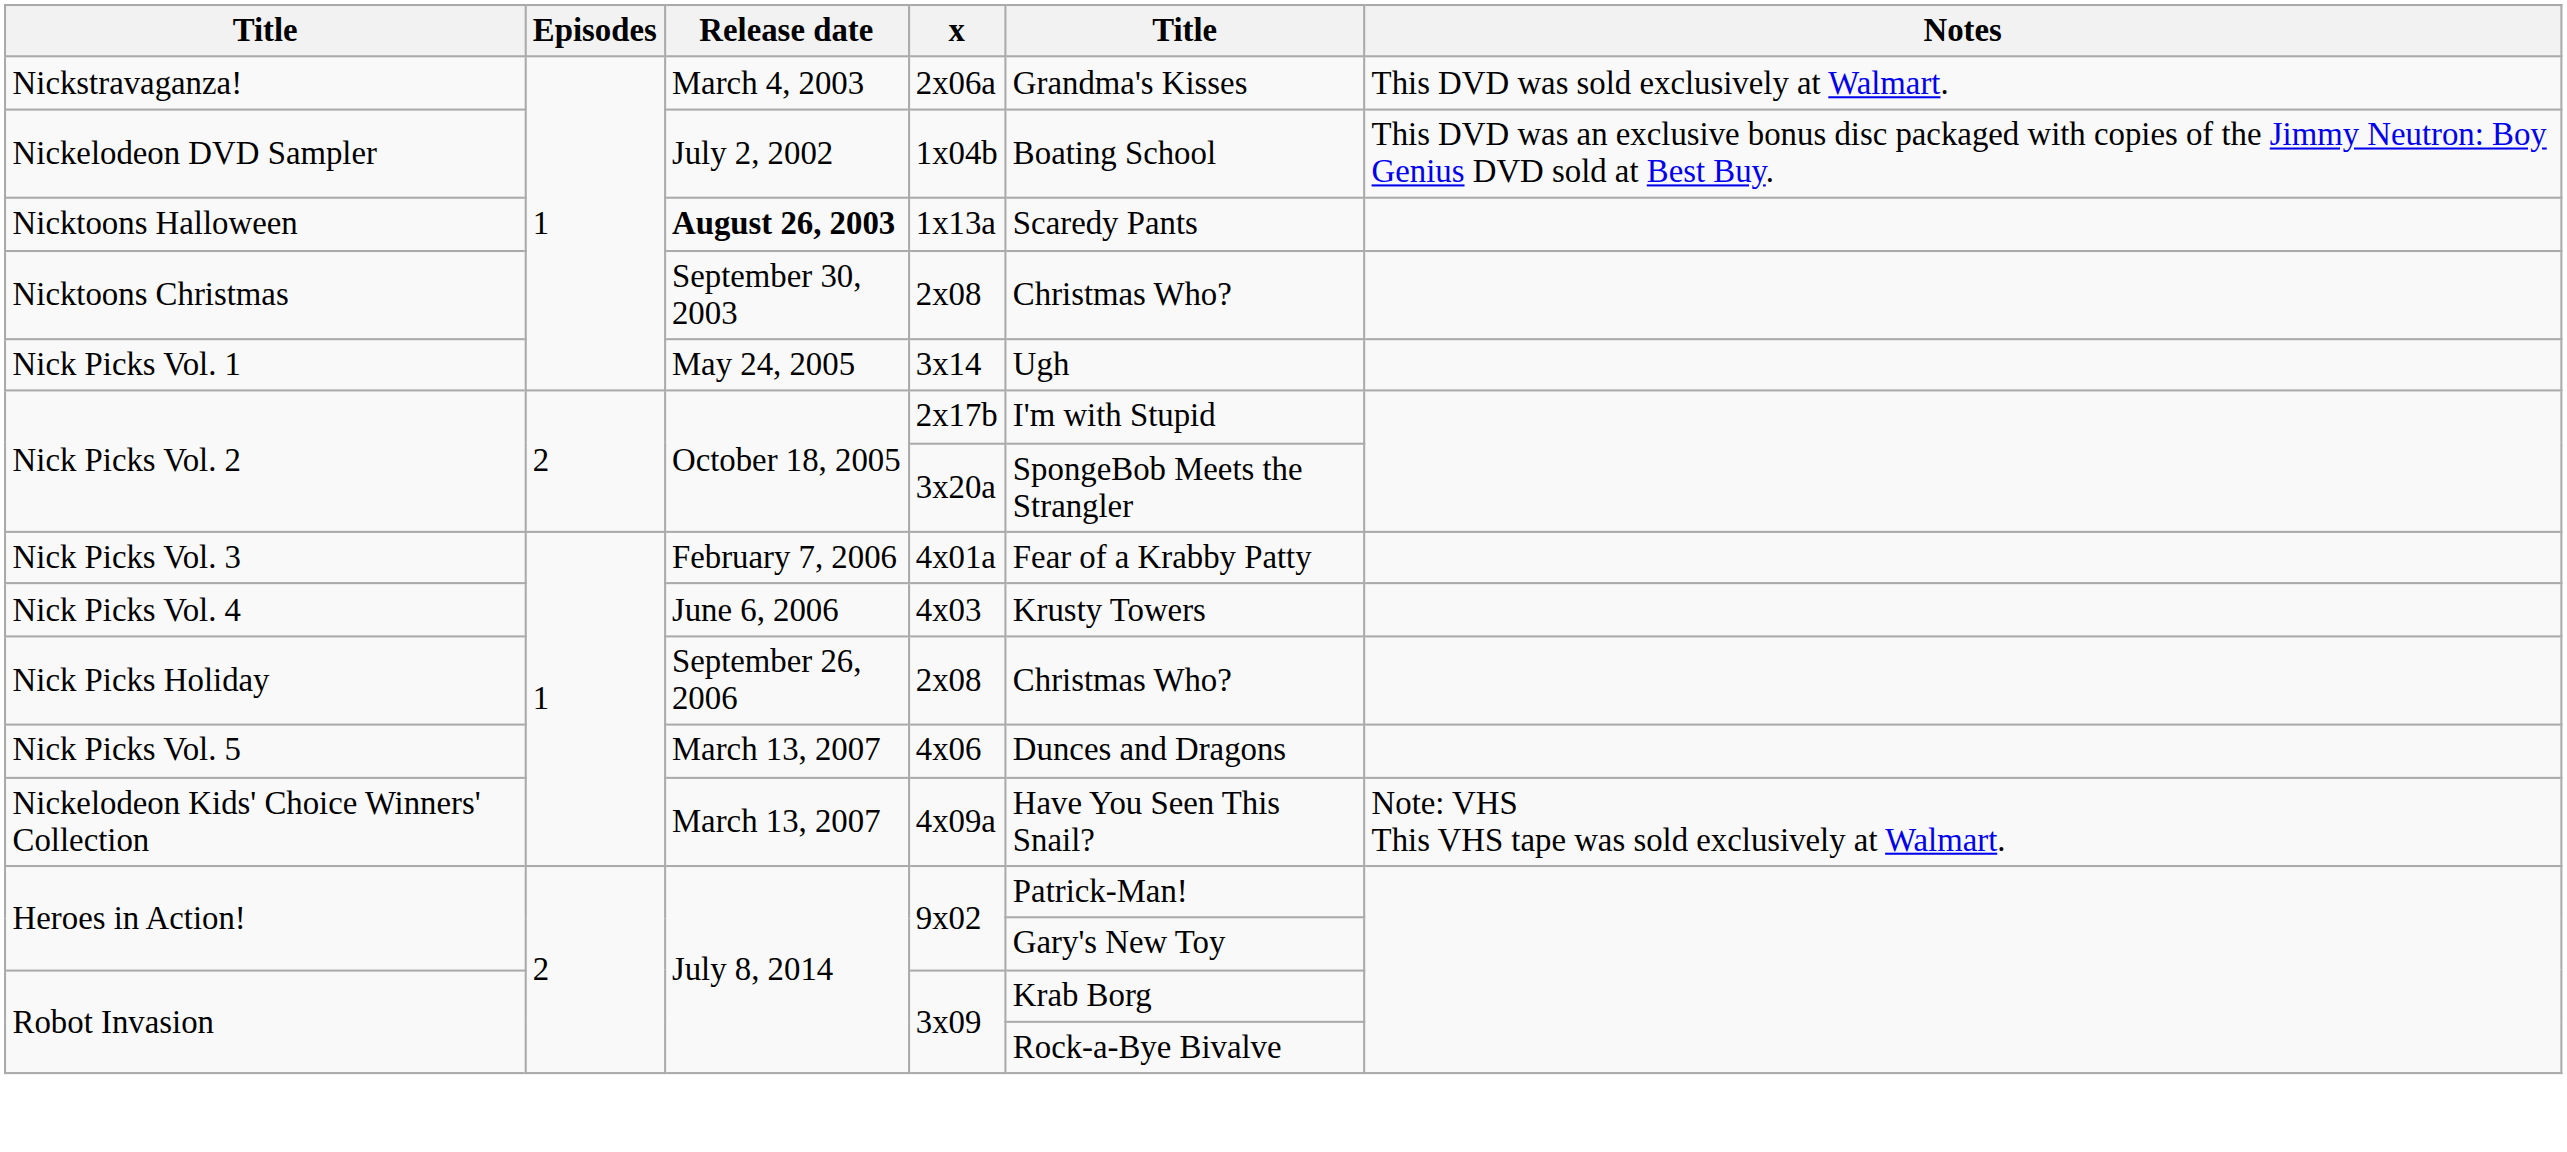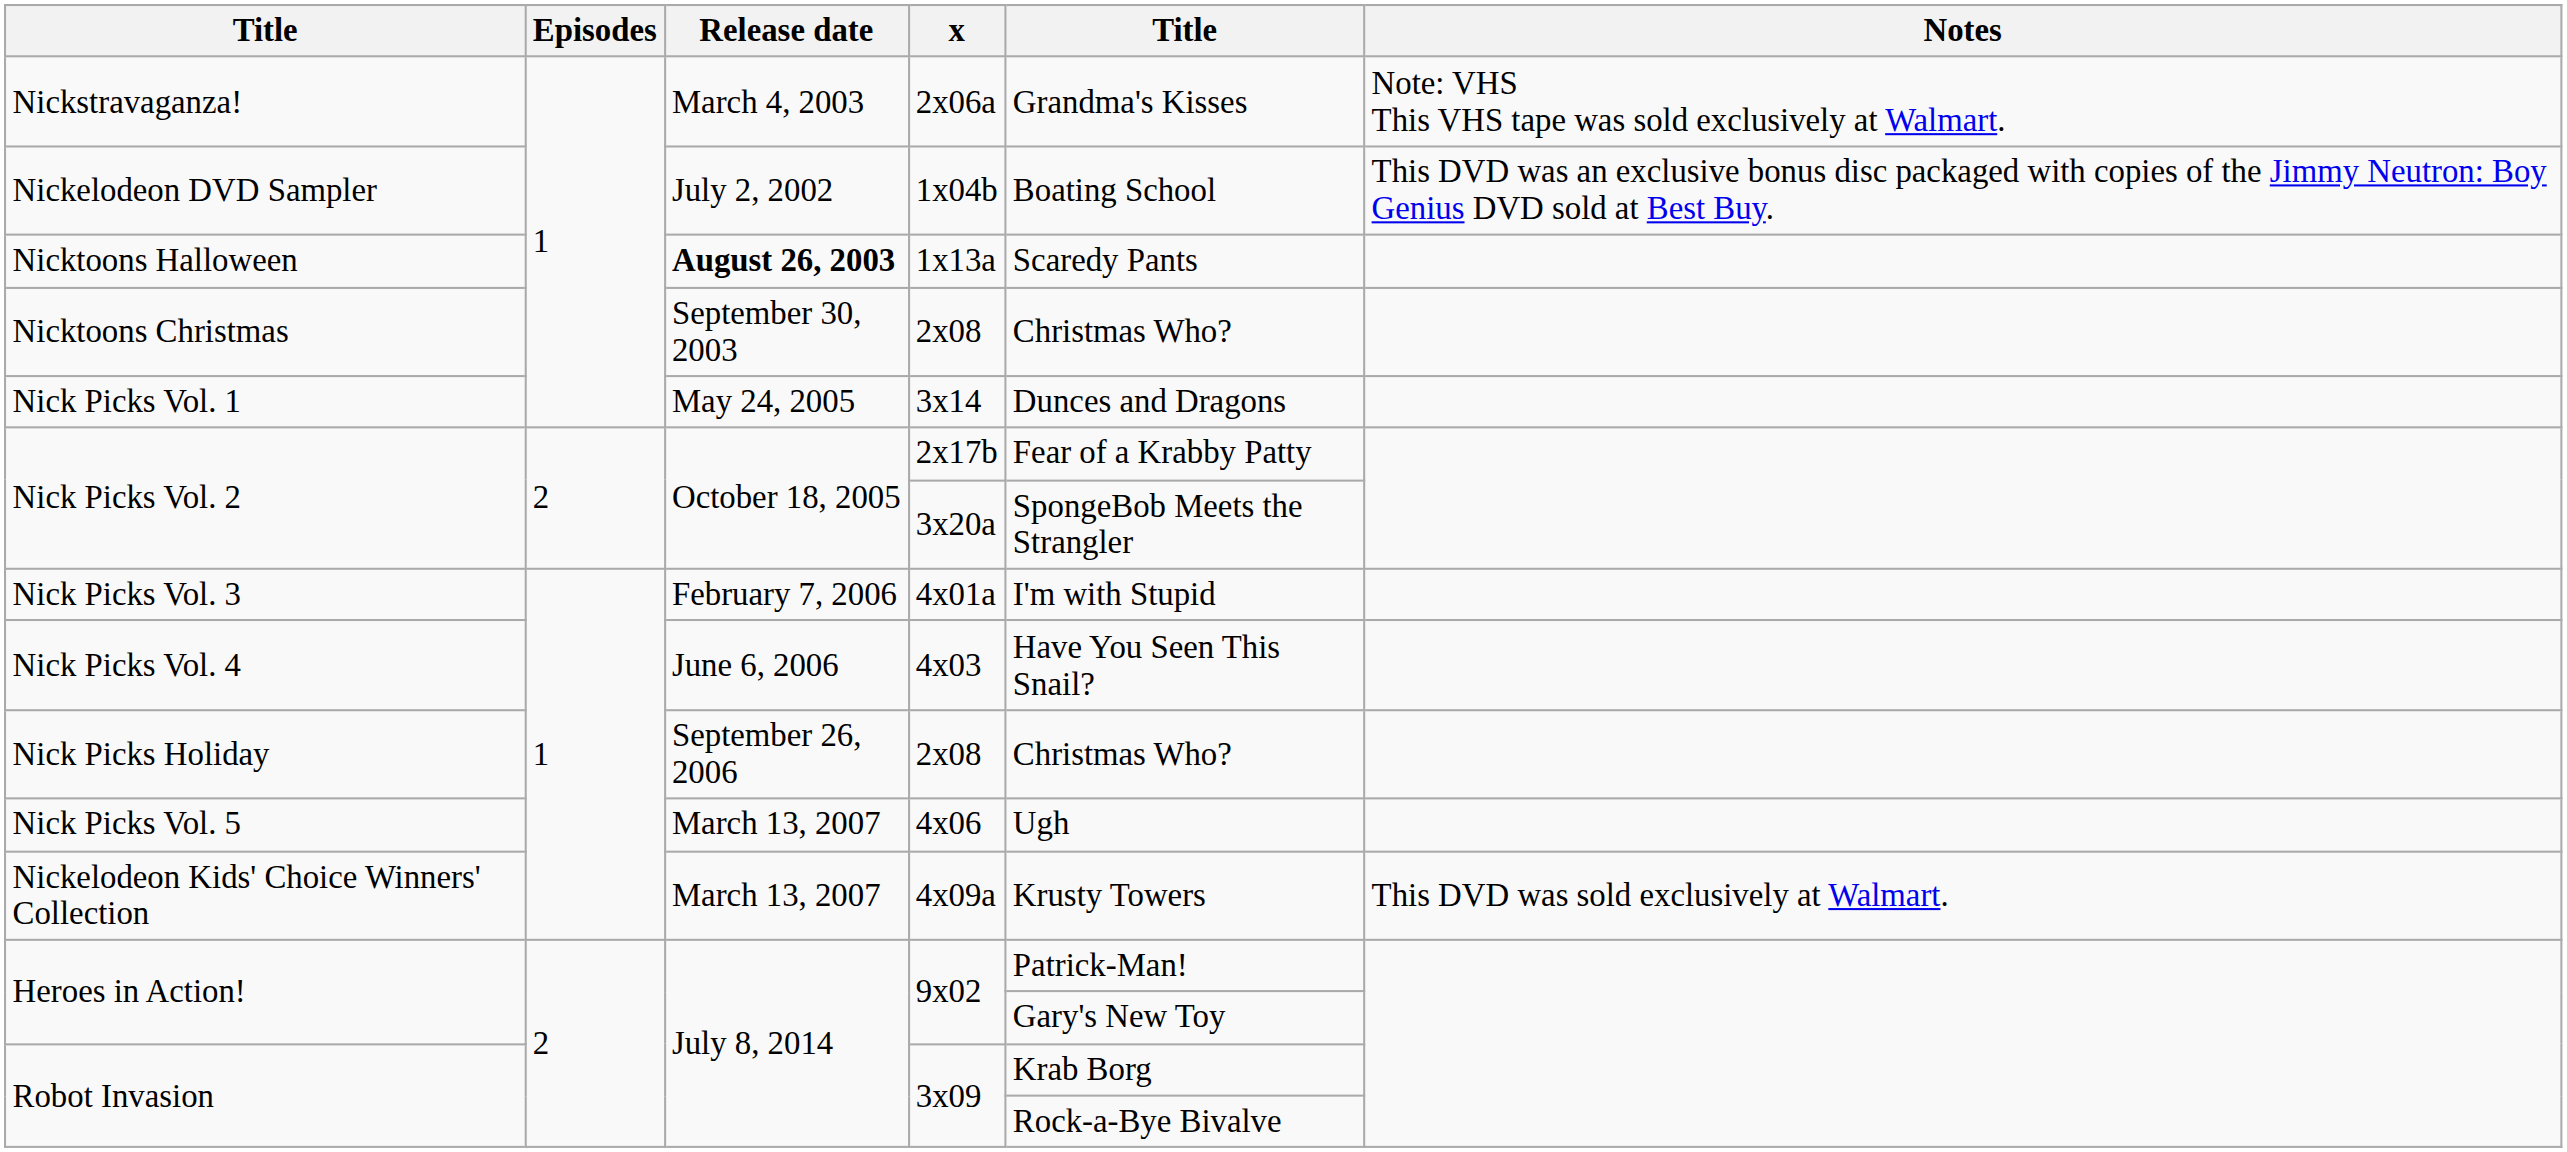(1660, 82) This DVD was sold exclusively at Walmart. -> (1689, 100) Note: VHS This VHS tape was sold exclusively at Walmart.
(1041, 364) Ugh -> (1149, 401) Dunces and Dragons
(1114, 416) I'm with Stupid -> (1162, 453) Fear of a Krabby Patty
(1162, 557) Fear of a Krabby Patty -> (1114, 594) I'm with Stupid
(1109, 609) Krusty Towers -> (1146, 664) Have You Seen This Snail?
(1149, 750) Dunces and Dragons -> (1041, 824) Ugh
(1146, 820) Have You Seen This Snail? -> (1109, 894) Krusty Towers
(1689, 820) Note: VHS This VHS tape was sold exclusively at Walmart. -> (1660, 894) This DVD was sold exclusively at Walmart.
